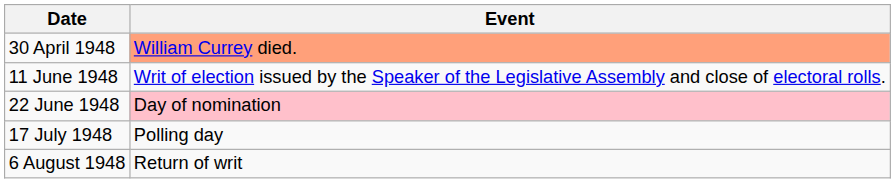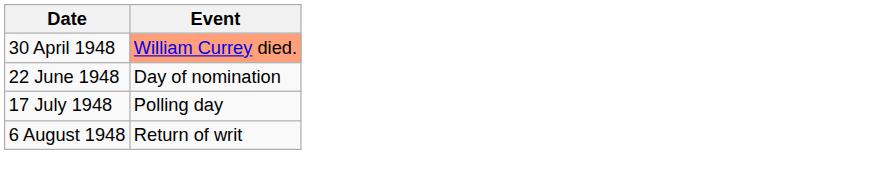- row: (63, 76)
(207, 105) pink background -> (207, 76) no background
